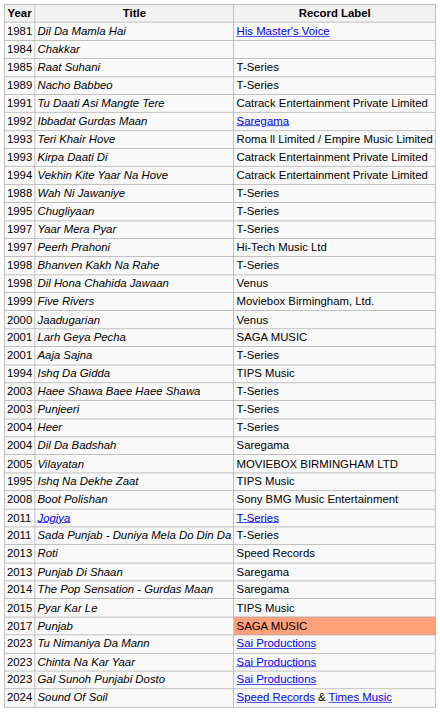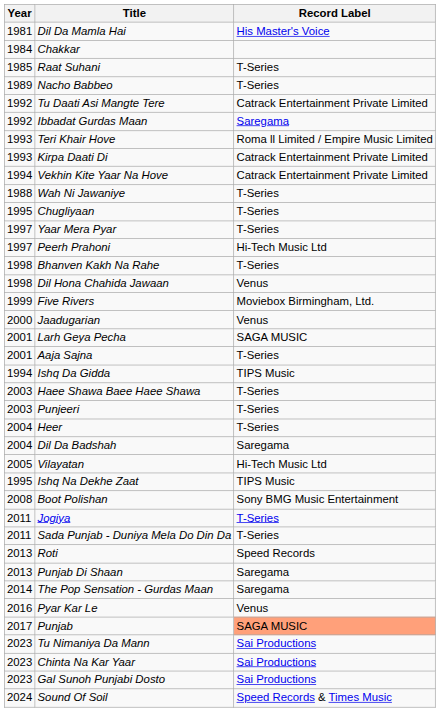(20, 103) 1991 -> (20, 103) 1992
(317, 463) MOVIEBOX BIRMINGHAM LTD -> (282, 463) Hi-Tech Music Ltd
(20, 608) 2015 -> (20, 608) 2016
(266, 608) TIPS Music -> (252, 608) Venus
